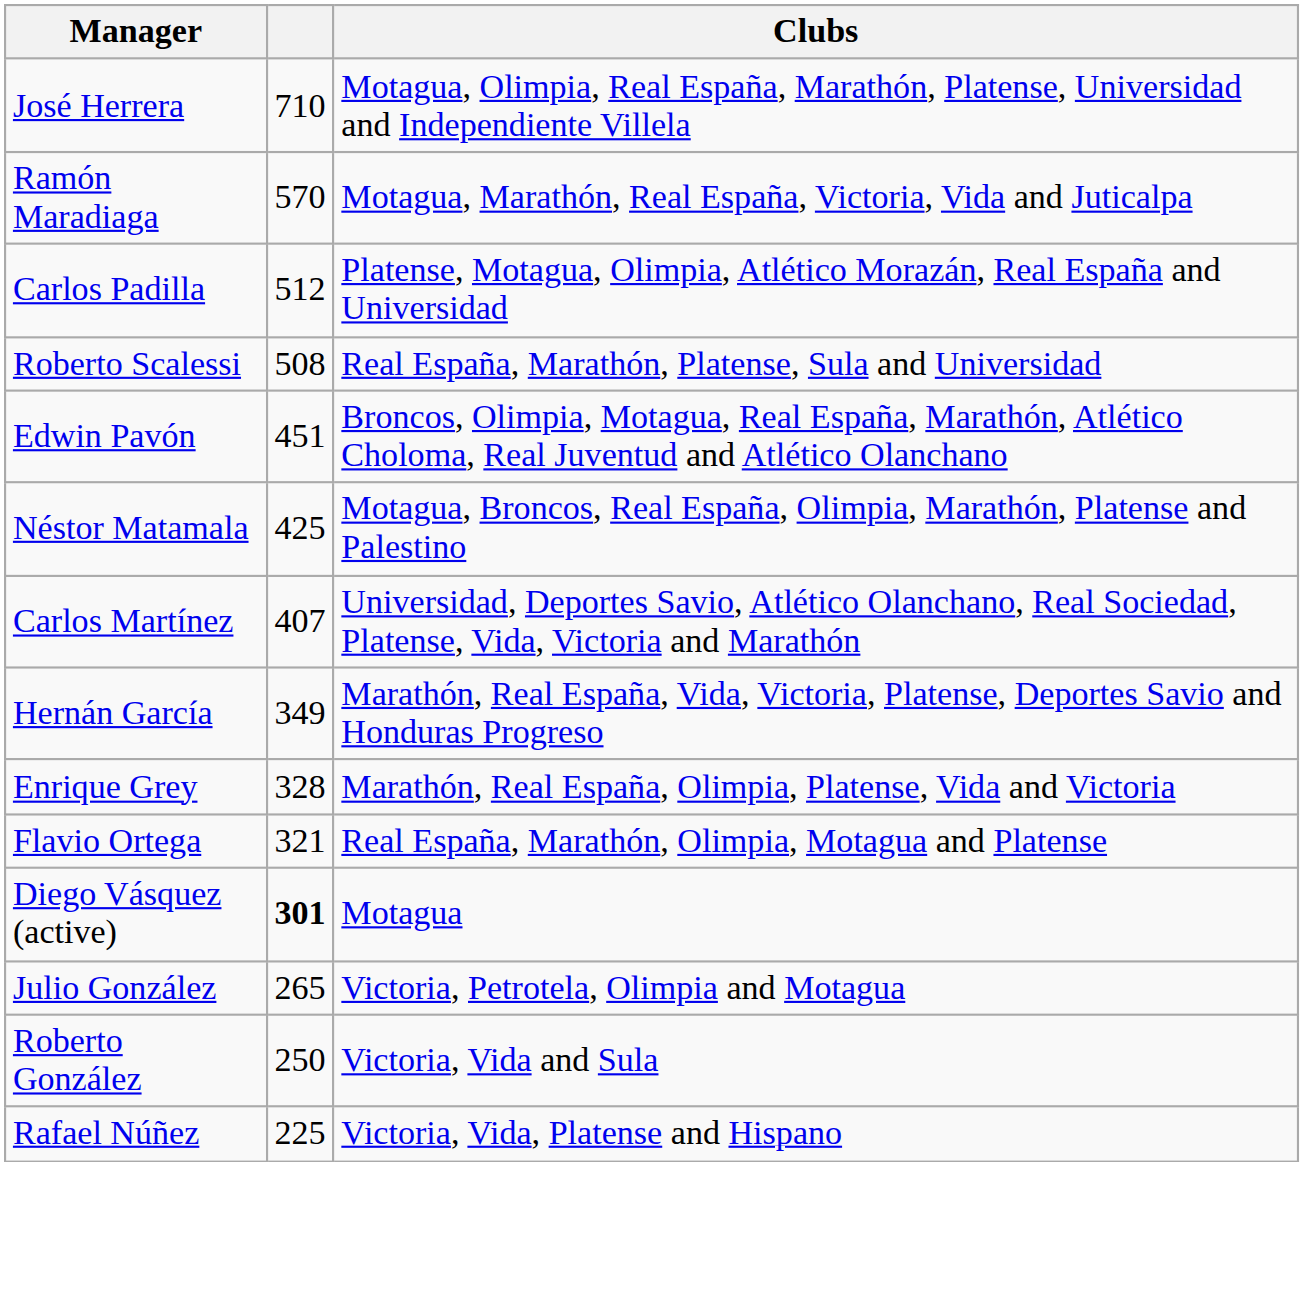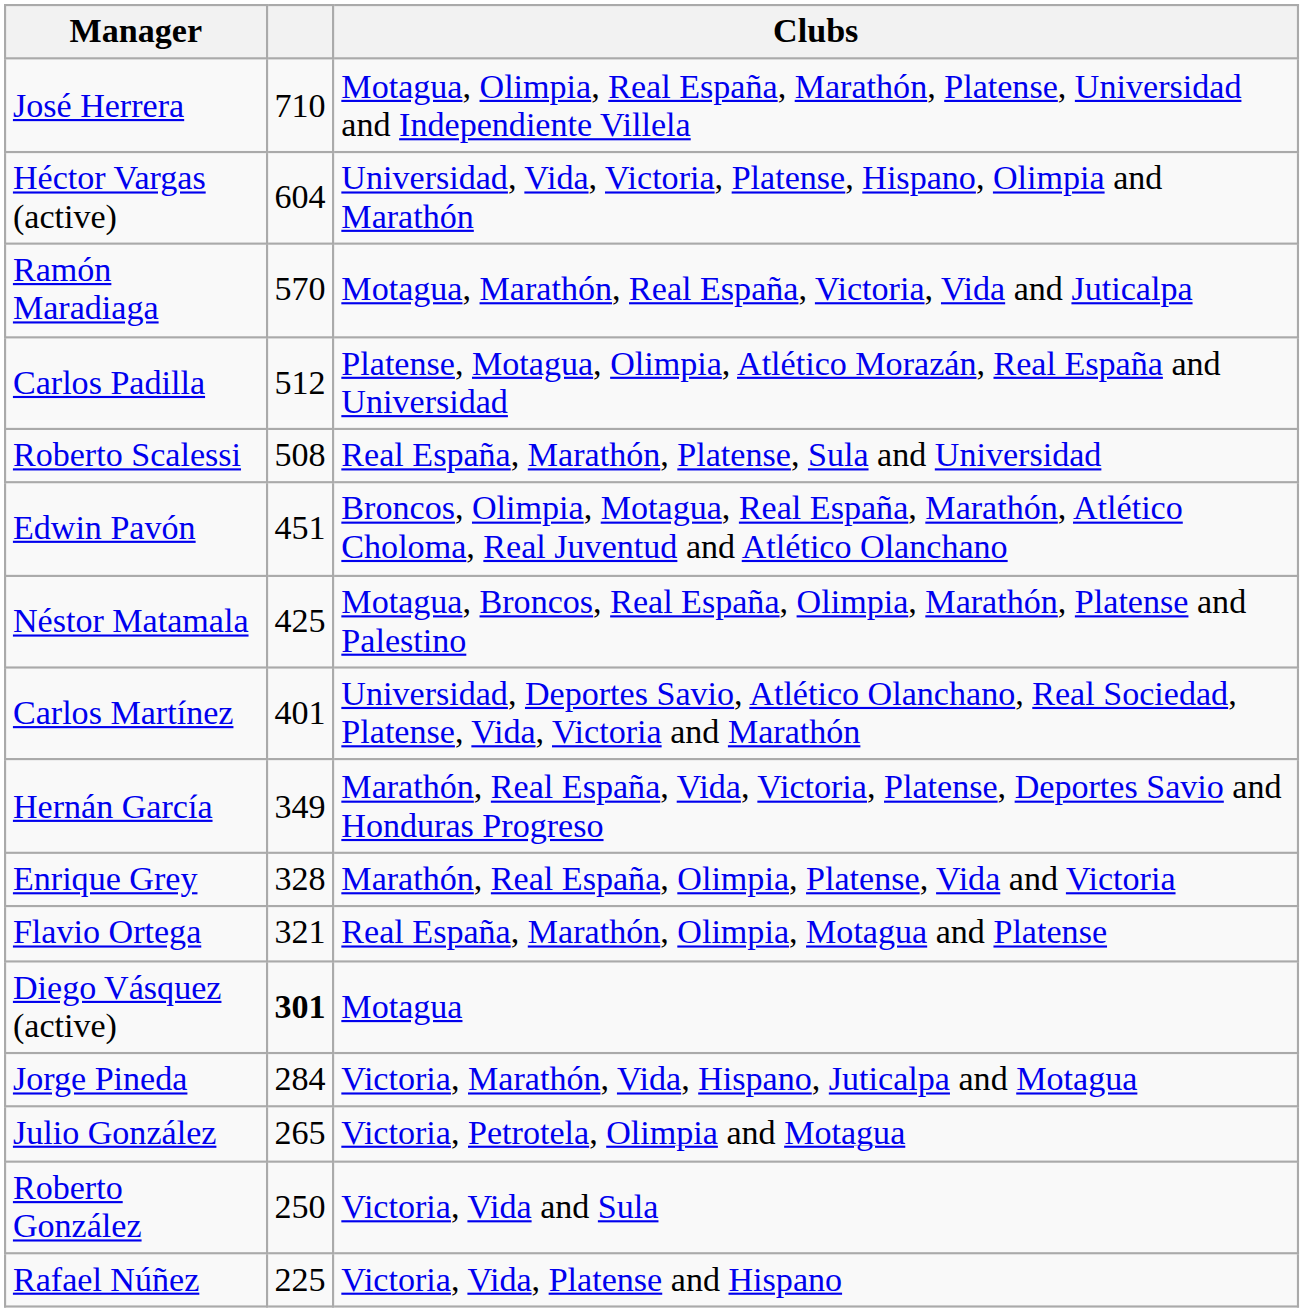+ row: (109, 197)
(300, 620) 407 -> (300, 713) 401
+ row: (100, 1079)
